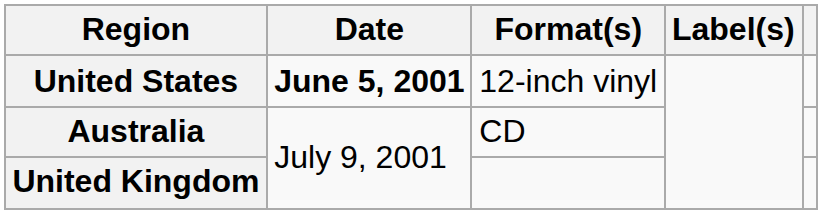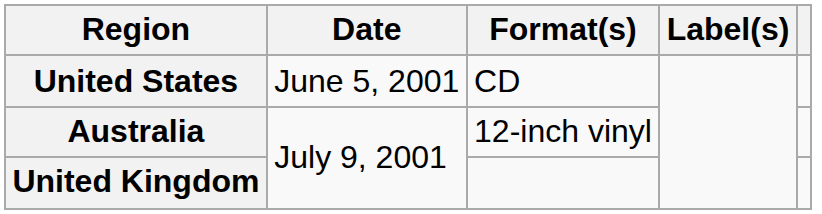(369, 80) bold -> (367, 80) normal
(568, 80) 12-inch vinyl -> (497, 80) CD
(502, 131) CD -> (563, 131) 12-inch vinyl
